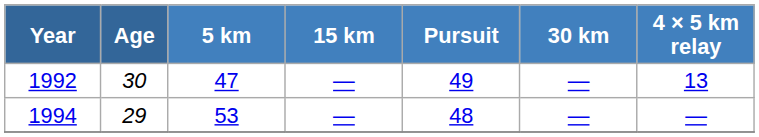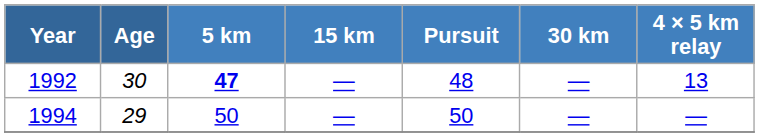(227, 81) normal -> (227, 81) bold
(461, 81) 49 -> (461, 81) 48
(227, 115) 53 -> (227, 115) 50
(461, 115) 48 -> (461, 115) 50
